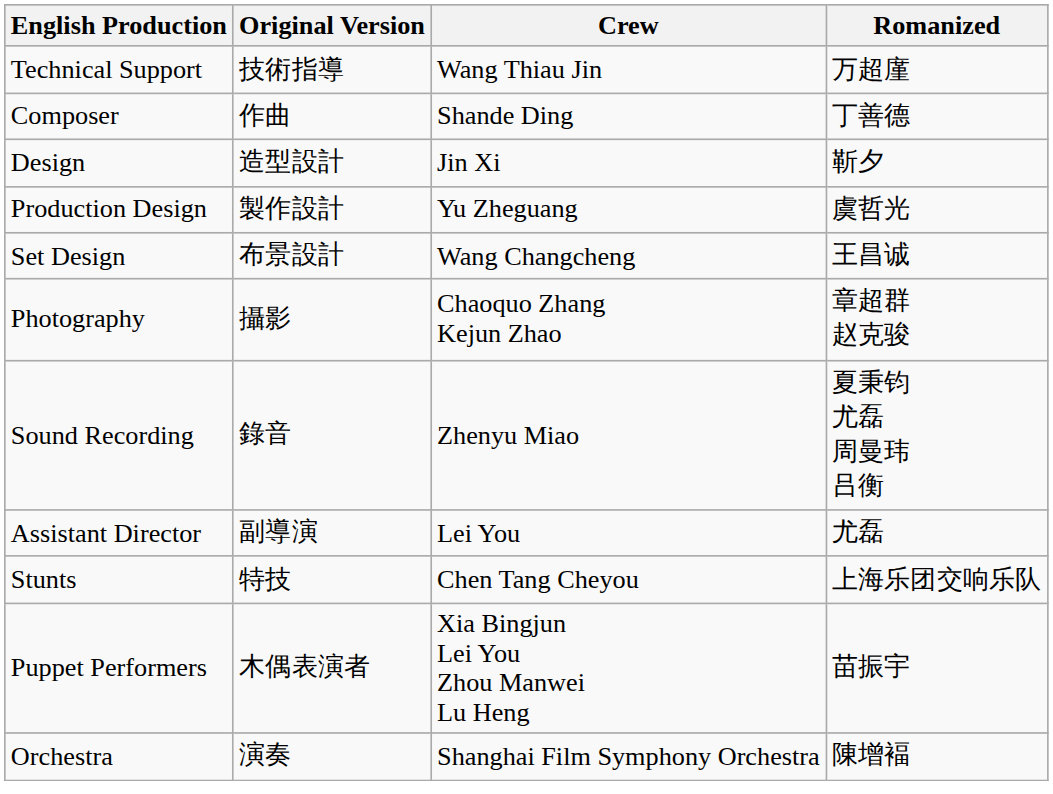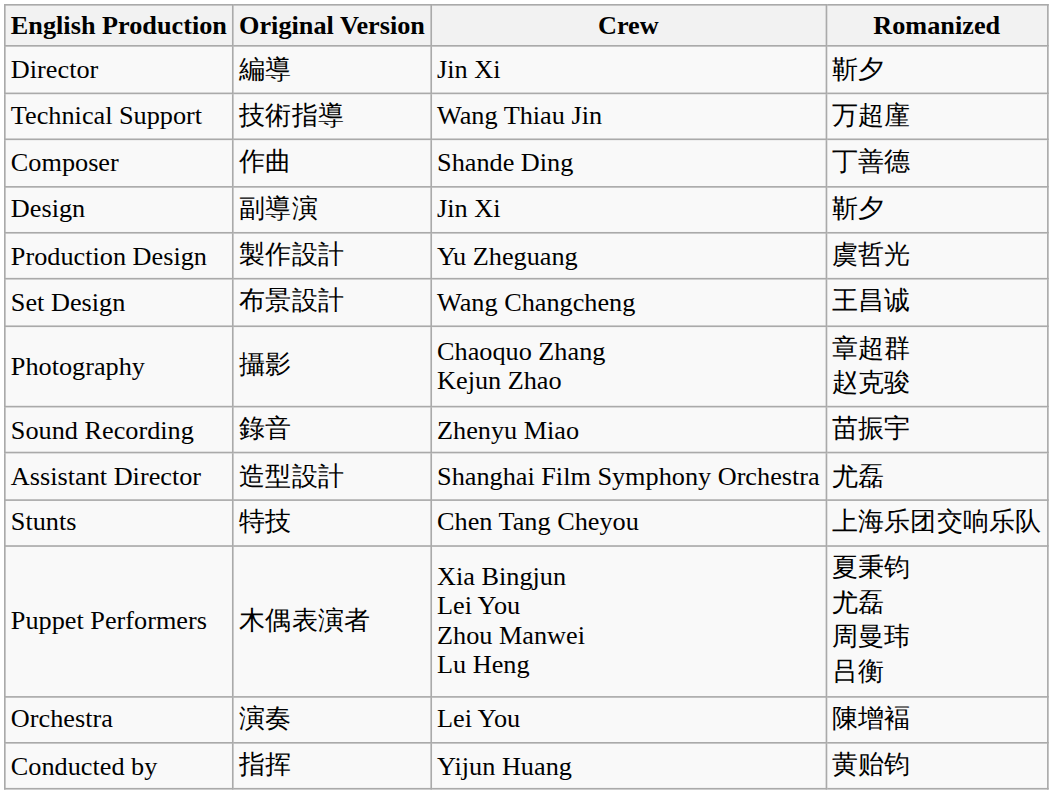+ row: (55, 69)
(292, 161) 造型設計 -> (278, 208) 副導演
(871, 433) 夏秉钧 尤磊 周曼玮 吕衡 -> (871, 428) 苗振宇
(278, 532) 副導演 -> (292, 475) 造型設計
(479, 532) Lei You -> (628, 476) Shanghai Film Symphony Orchestra
(871, 666) 苗振宇 -> (871, 620) 夏秉钧 尤磊 周曼玮 吕衡
(628, 756) Shanghai Film Symphony Orchestra -> (479, 719) Lei You
+ row: (84, 765)
